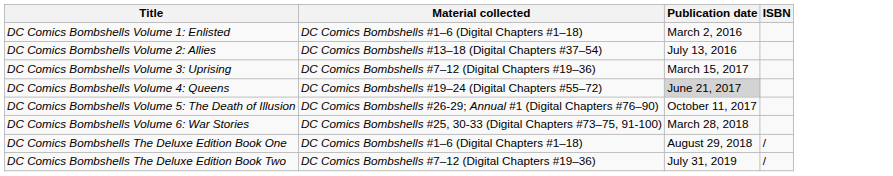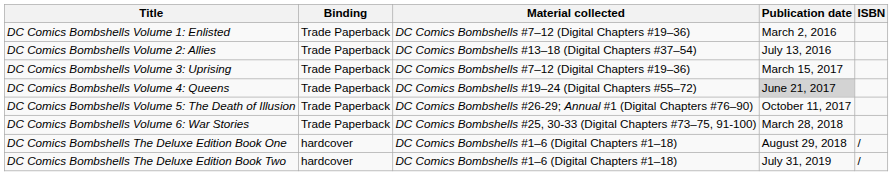+ column: (345, 13)
(442, 32) DC Comics Bombshells #1–6 (Digital Chapters #1–18) -> (543, 32) DC Comics Bombshells #7–12 (Digital Chapters #19–36)
(448, 161) DC Comics Bombshells #7–12 (Digital Chapters #19–36) -> (536, 161) DC Comics Bombshells #1–6 (Digital Chapters #1–18)
